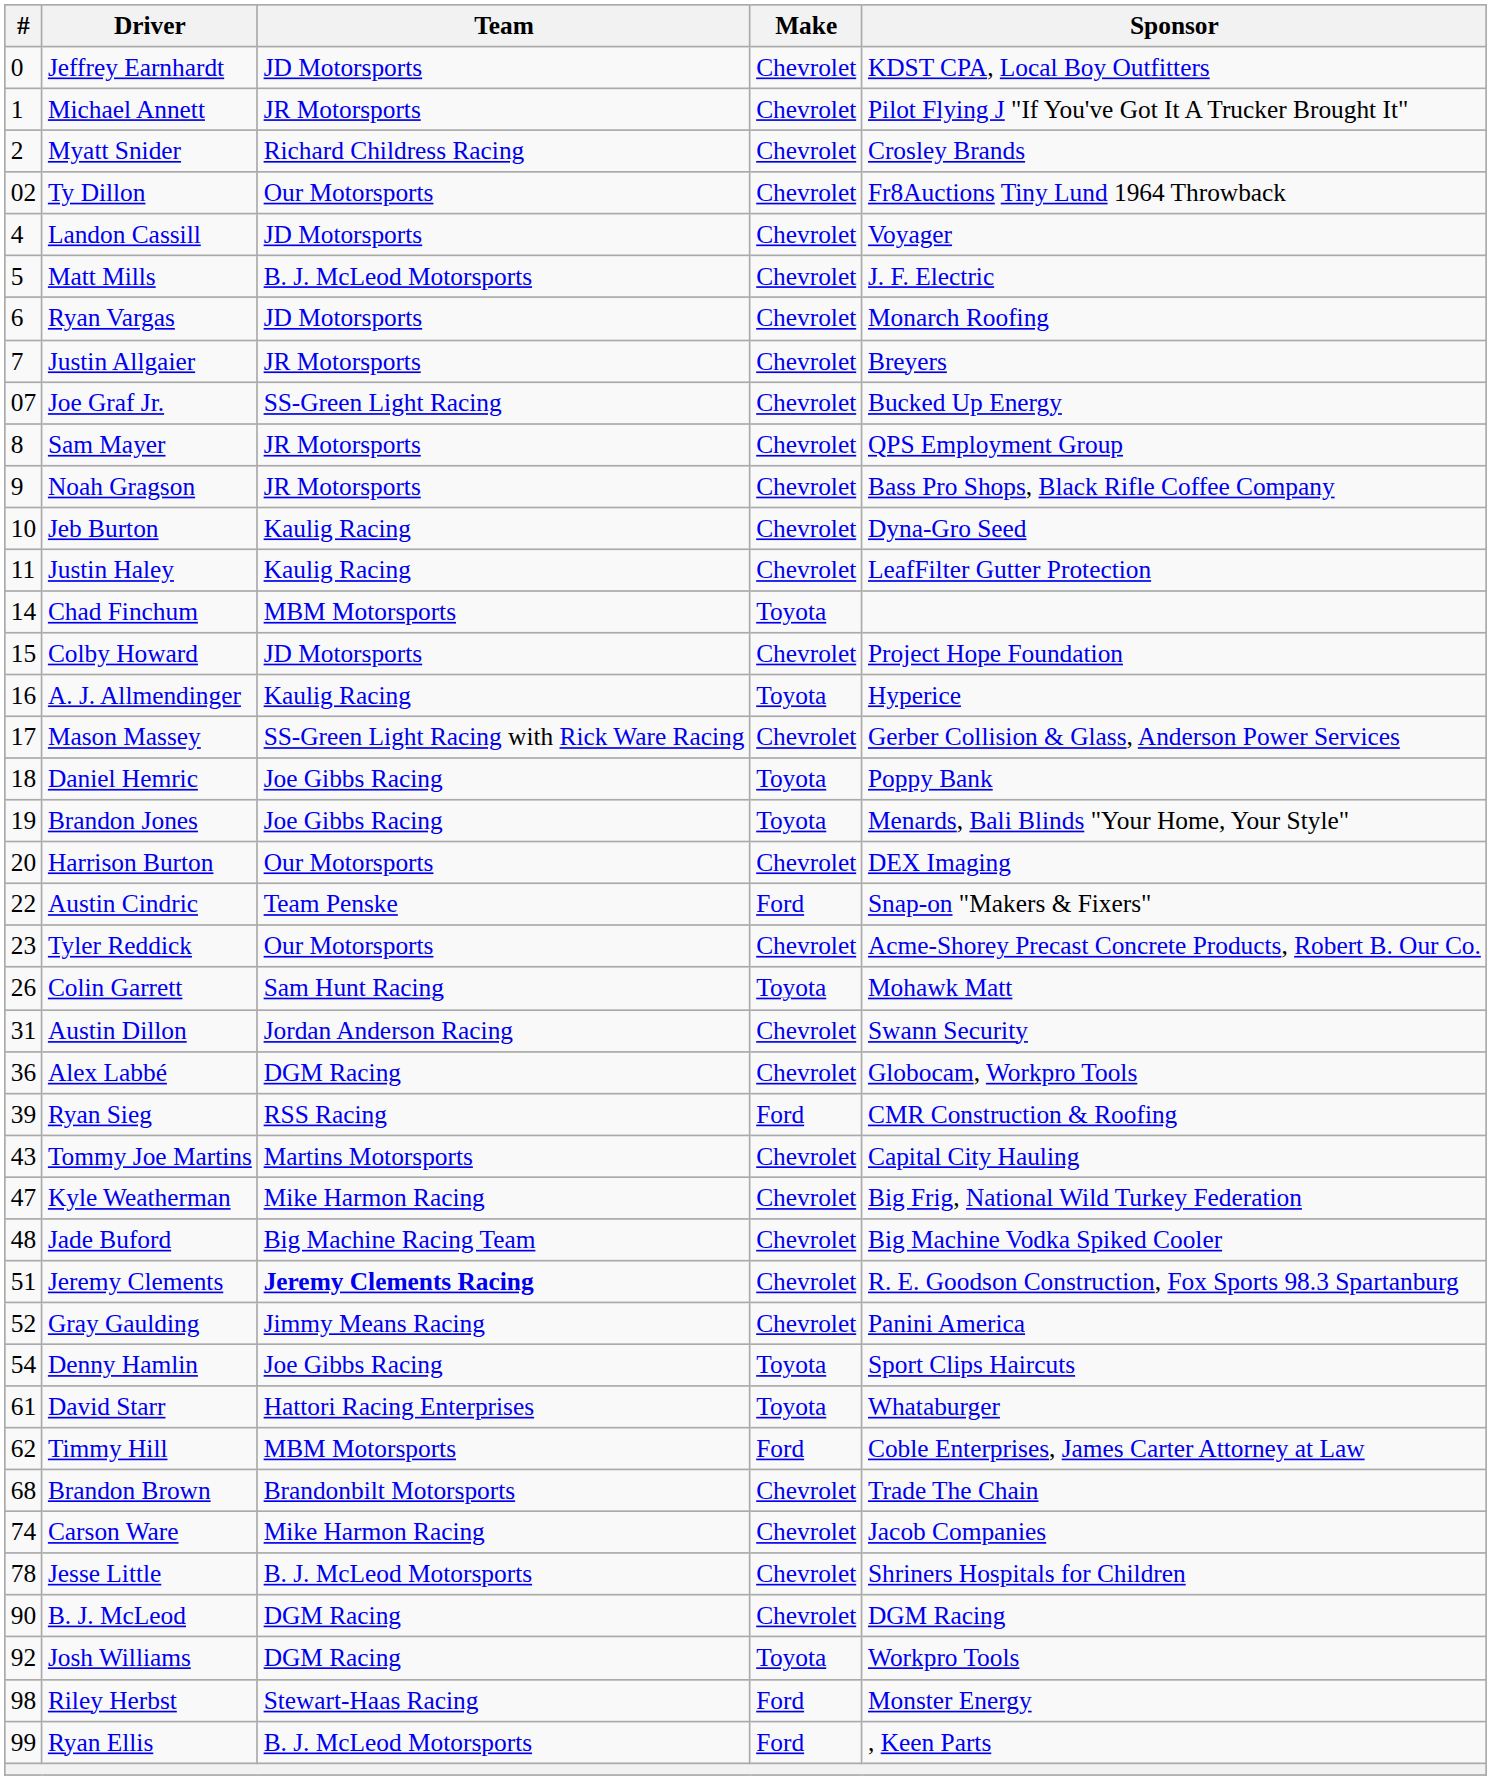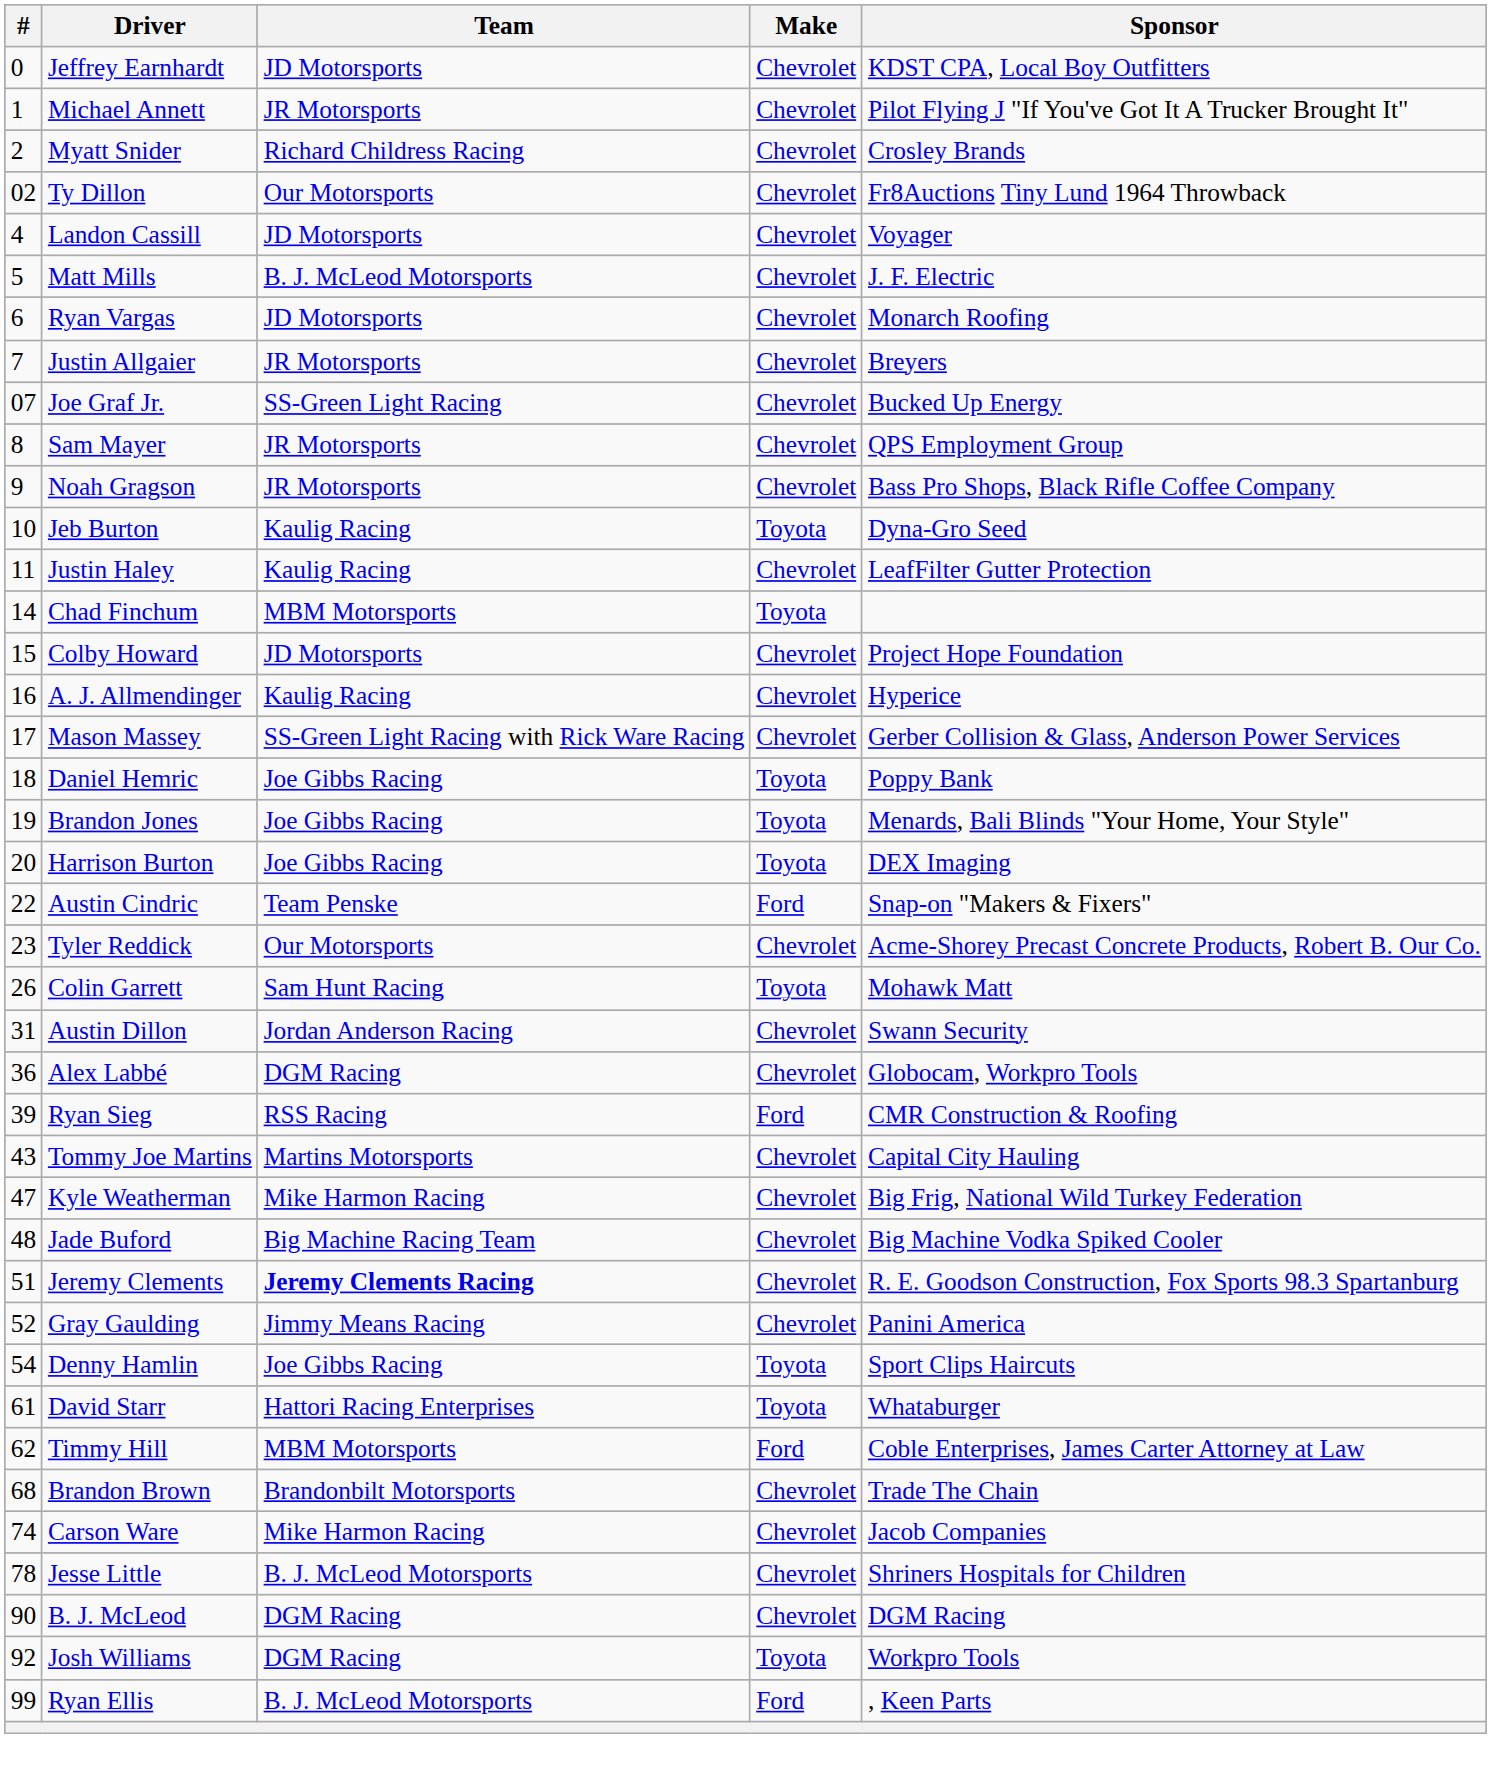(806, 527) Chevrolet -> (791, 527) Toyota
(791, 695) Toyota -> (806, 695) Chevrolet
(349, 862) Our Motorsports -> (353, 862) Joe Gibbs Racing
(806, 862) Chevrolet -> (791, 862) Toyota
- row: (112, 1699)
